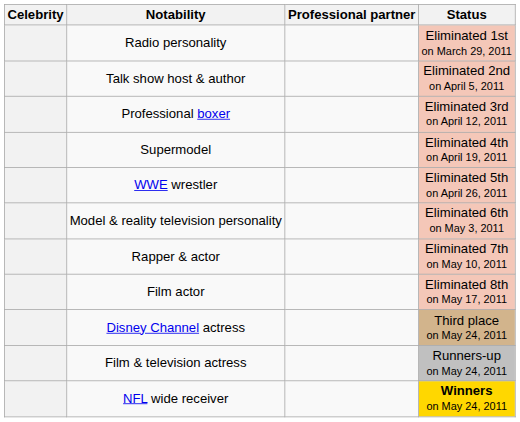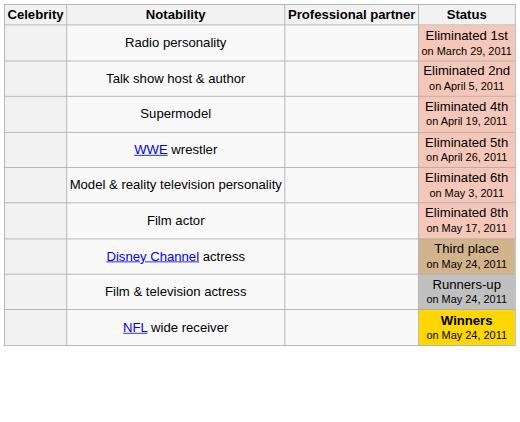- row: (176, 114)
- row: (176, 256)
